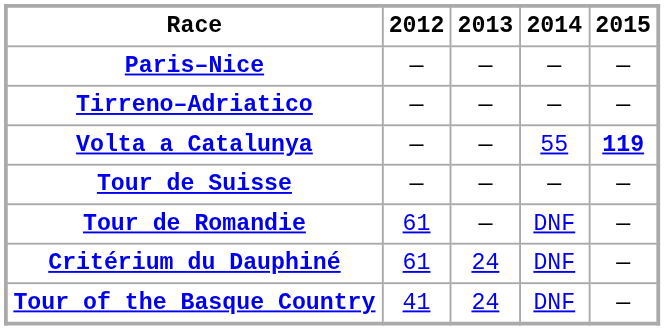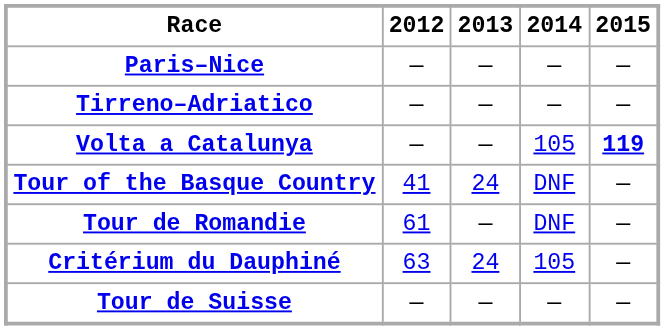(554, 145) 55 -> (554, 145) 105
rows swapped: (194, 303) <-> (194, 184)
(417, 263) 61 -> (417, 263) 63
(554, 263) DNF -> (554, 263) 105
